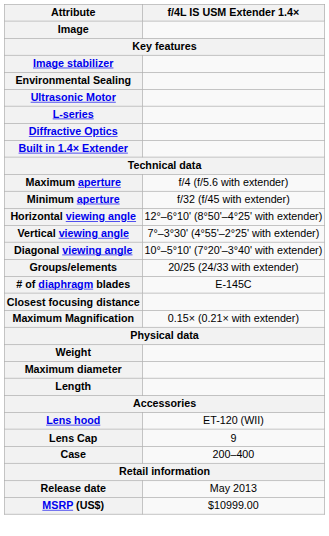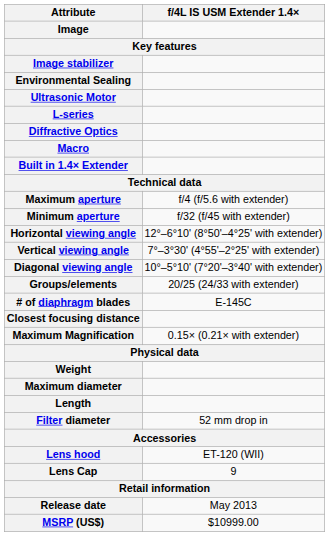+ row: (73, 149)
+ row: (73, 421)
- row: (73, 455)
